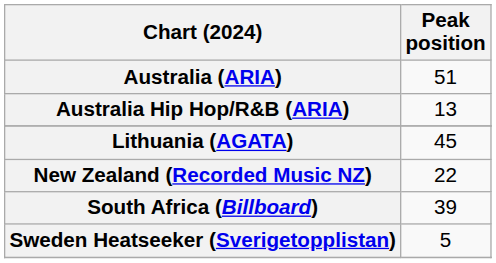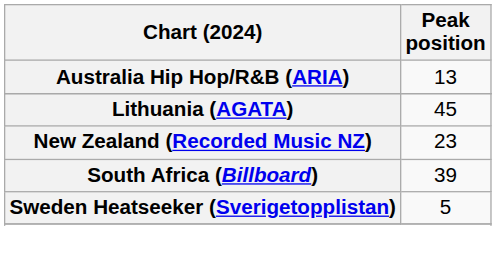- row: (203, 76)
(446, 175) 22 -> (446, 142) 23
